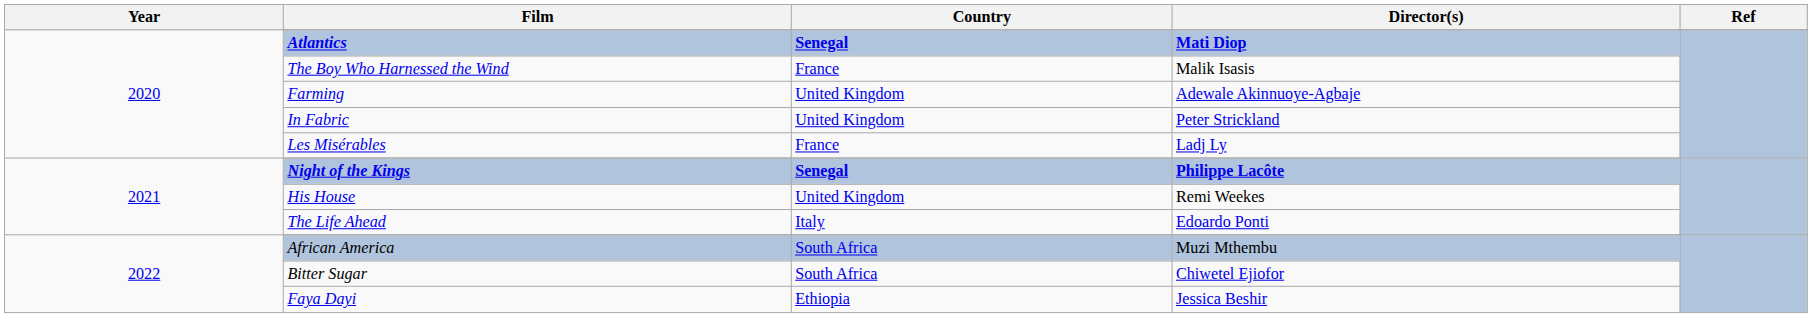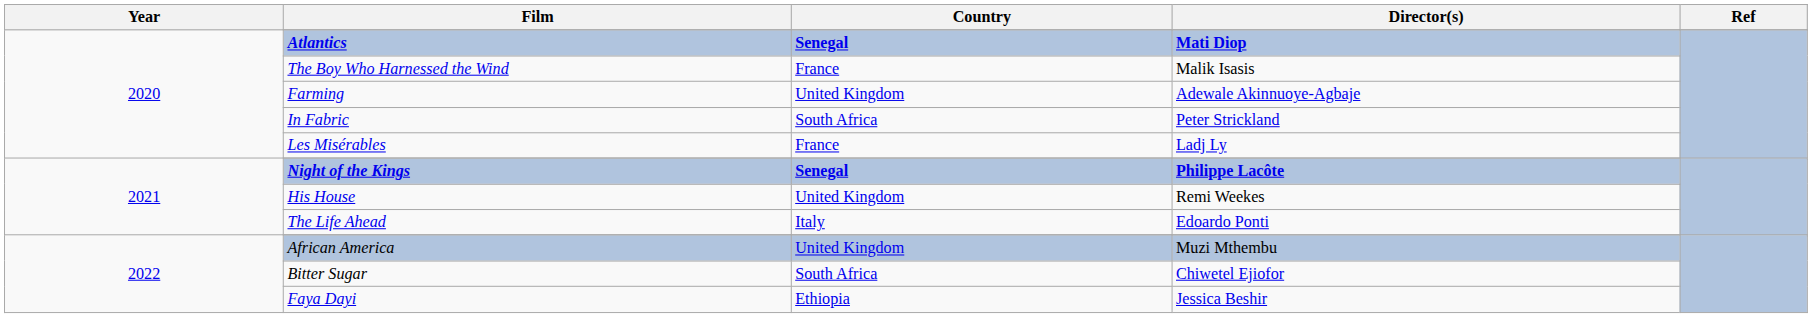(850, 119) United Kingdom -> (836, 119) South Africa
(836, 247) South Africa -> (850, 247) United Kingdom
